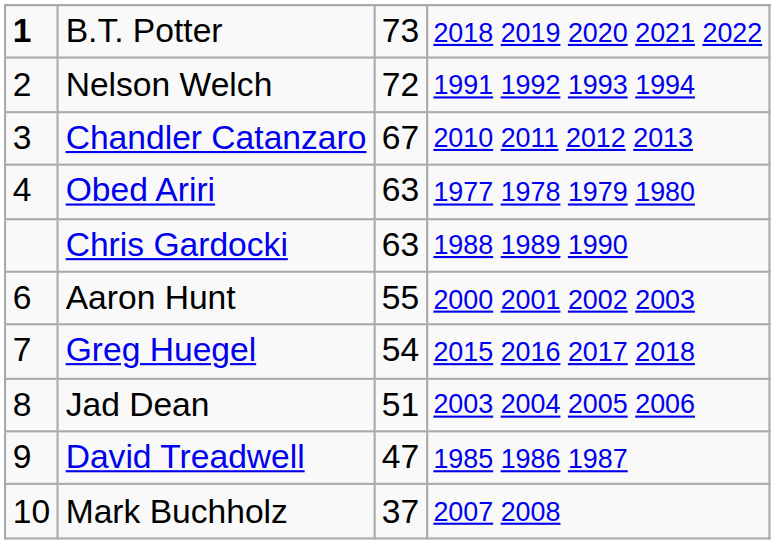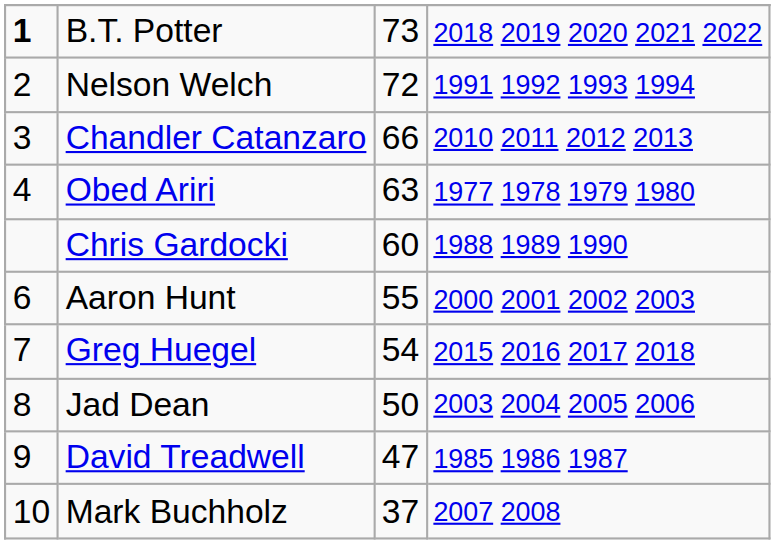(401, 137) 67 -> (401, 137) 66
(401, 244) 63 -> (401, 244) 60
(401, 404) 51 -> (401, 404) 50
